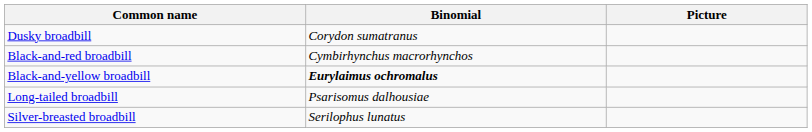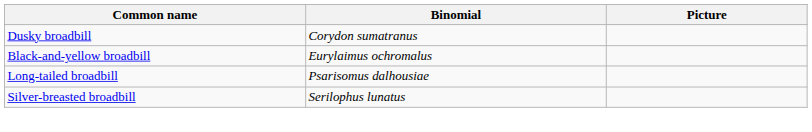- row: (69, 55)
(373, 76) bold -> (370, 55) normal
